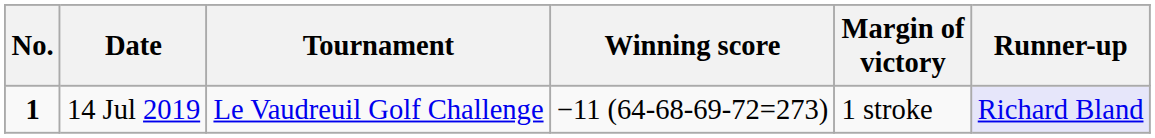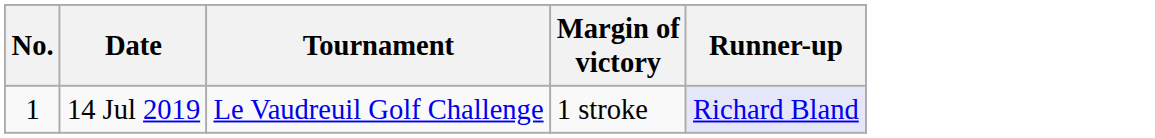- column: (693, 45)
(33, 109) bold -> (33, 109) normal
